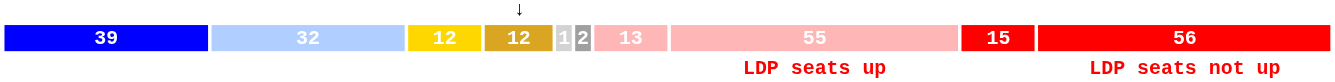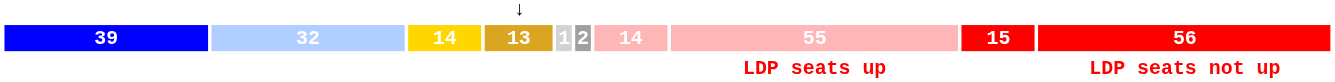(445, 38) 12 -> (445, 38) 14
(519, 38) 12 -> (519, 38) 13
(631, 38) 13 -> (631, 38) 14
